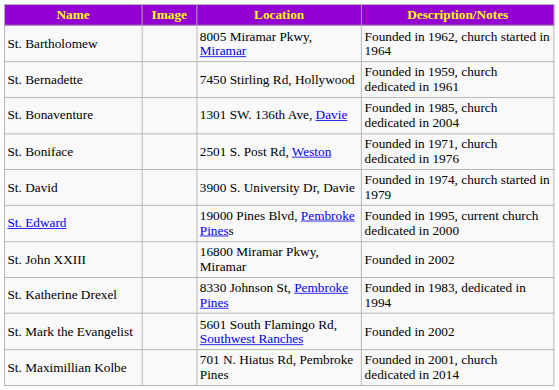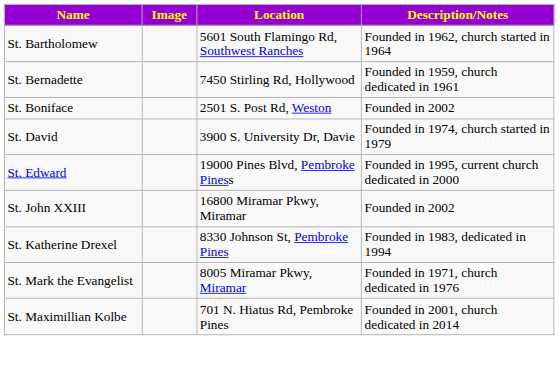(256, 43) 8005 Miramar Pkwy, Miramar -> (268, 43) 5601 South Flamingo Rd, Southwest Ranches
- row: (50, 115)
(431, 151) Founded in 1971, church dedicated in 1976 -> (410, 108) Founded in 2002
(268, 331) 5601 South Flamingo Rd, Southwest Ranches -> (256, 280) 8005 Miramar Pkwy, Miramar
(410, 331) Founded in 2002 -> (431, 280) Founded in 1971, church dedicated in 1976
